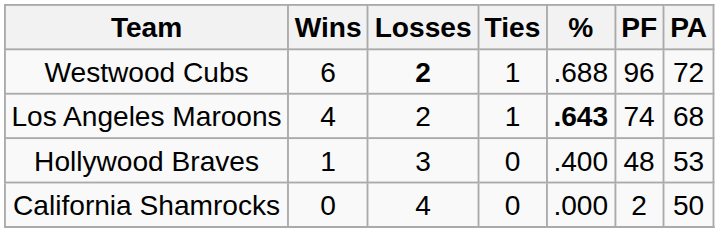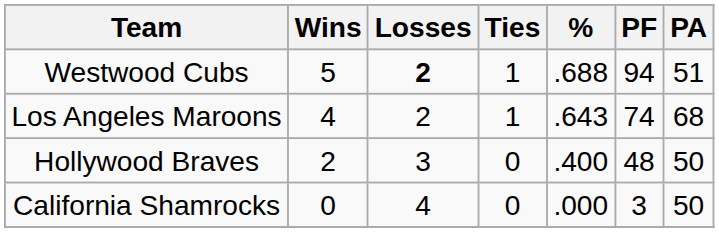(328, 72) 6 -> (328, 72) 5
(639, 72) 96 -> (639, 72) 94
(689, 72) 72 -> (689, 72) 51
(581, 116) bold -> (581, 116) normal
(328, 161) 1 -> (328, 161) 2
(689, 161) 53 -> (689, 161) 50
(639, 205) 2 -> (639, 205) 3
